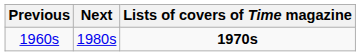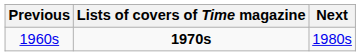columns swapped: (238, 16) <-> (97, 16)
